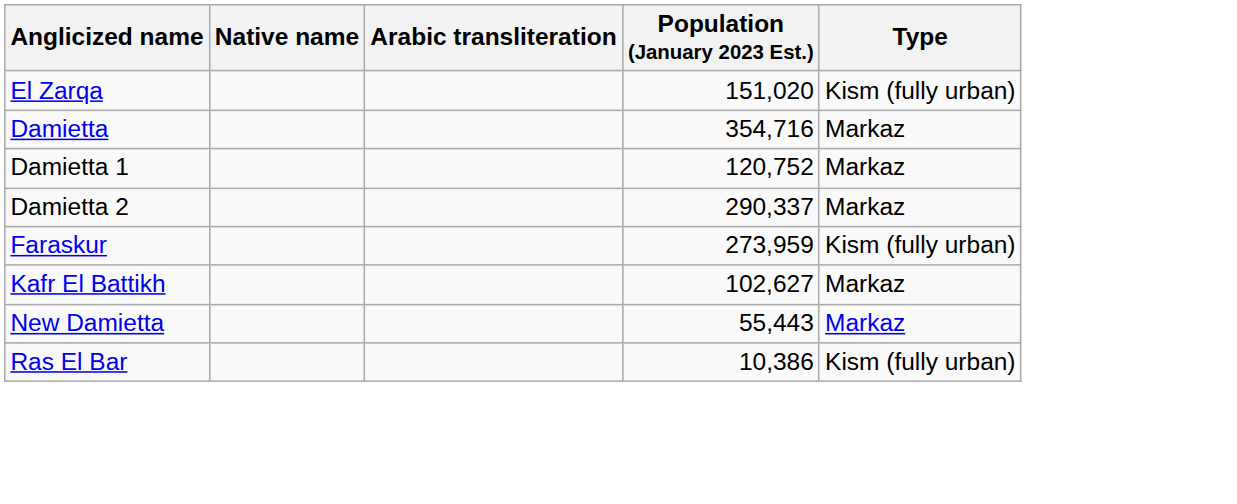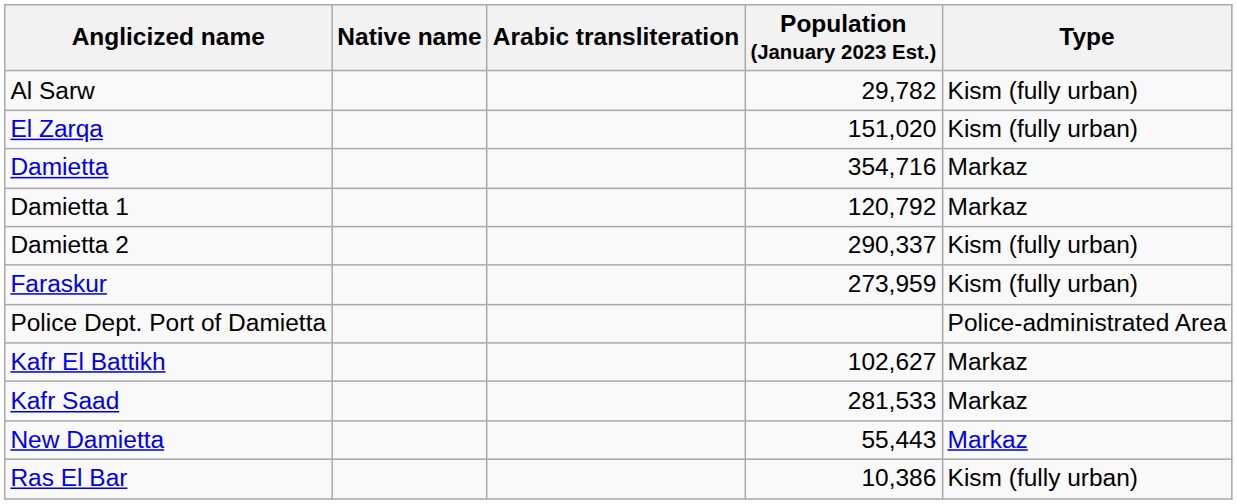+ row: (53, 90)
(770, 167) 120,752 -> (892, 206) 120,792
(865, 206) Markaz -> (1043, 245) Kism (fully urban)
+ row: (168, 323)
+ row: (65, 400)
